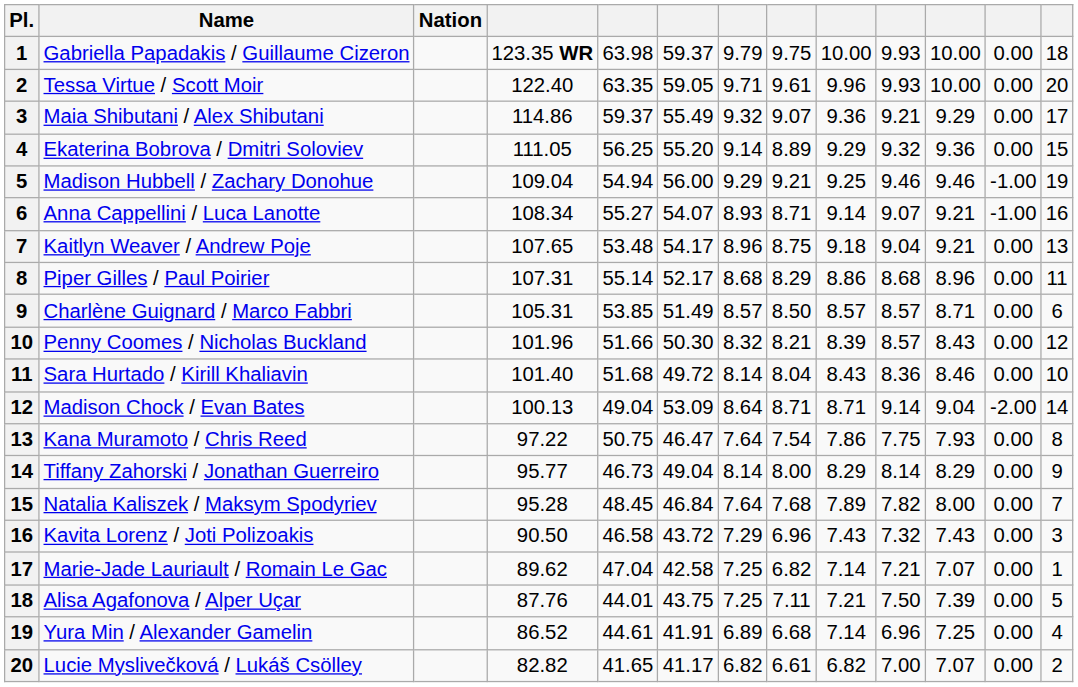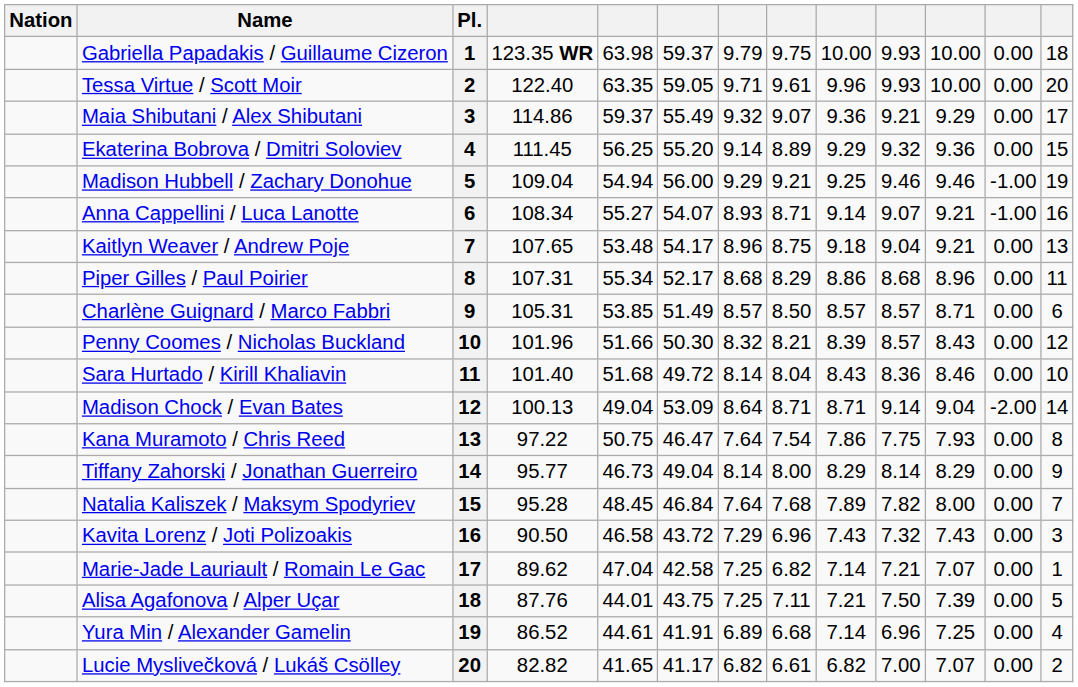columns swapped: (22, 20) <-> (450, 20)
(542, 149) 111.05 -> (542, 149) 111.45
(628, 278) 55.14 -> (628, 278) 55.34
